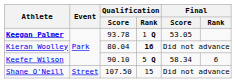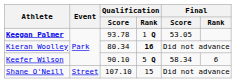(118, 47) 80.04 -> (118, 47) 80.34
(118, 71) 107.50 -> (118, 71) 107.10
